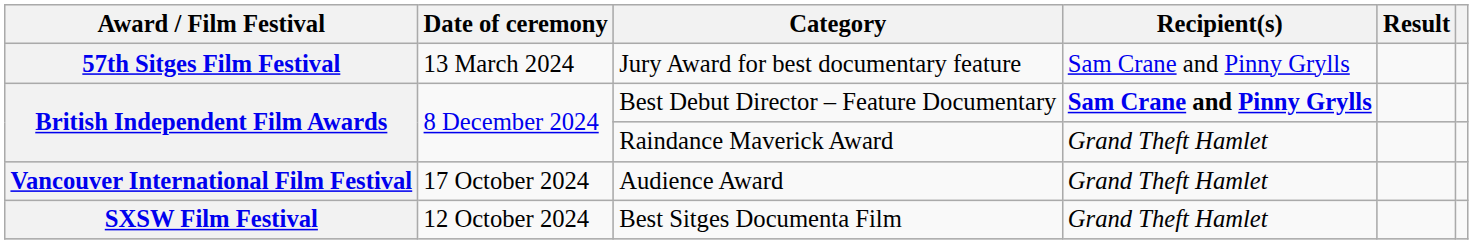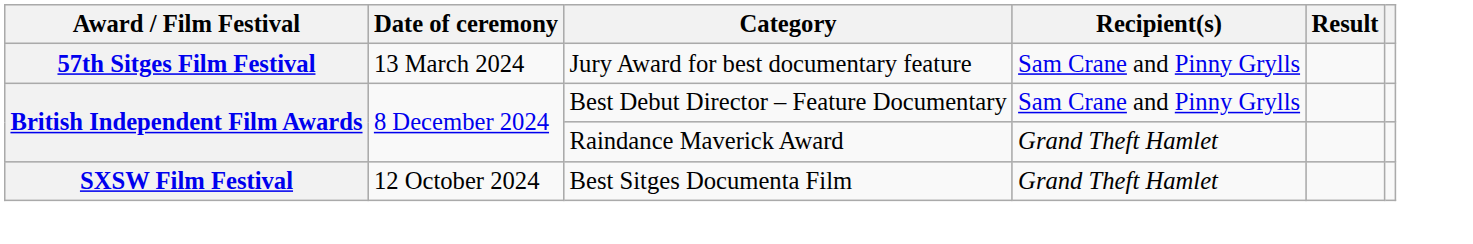(1220, 102) bold -> (1159, 102) normal
- row: (701, 180)
